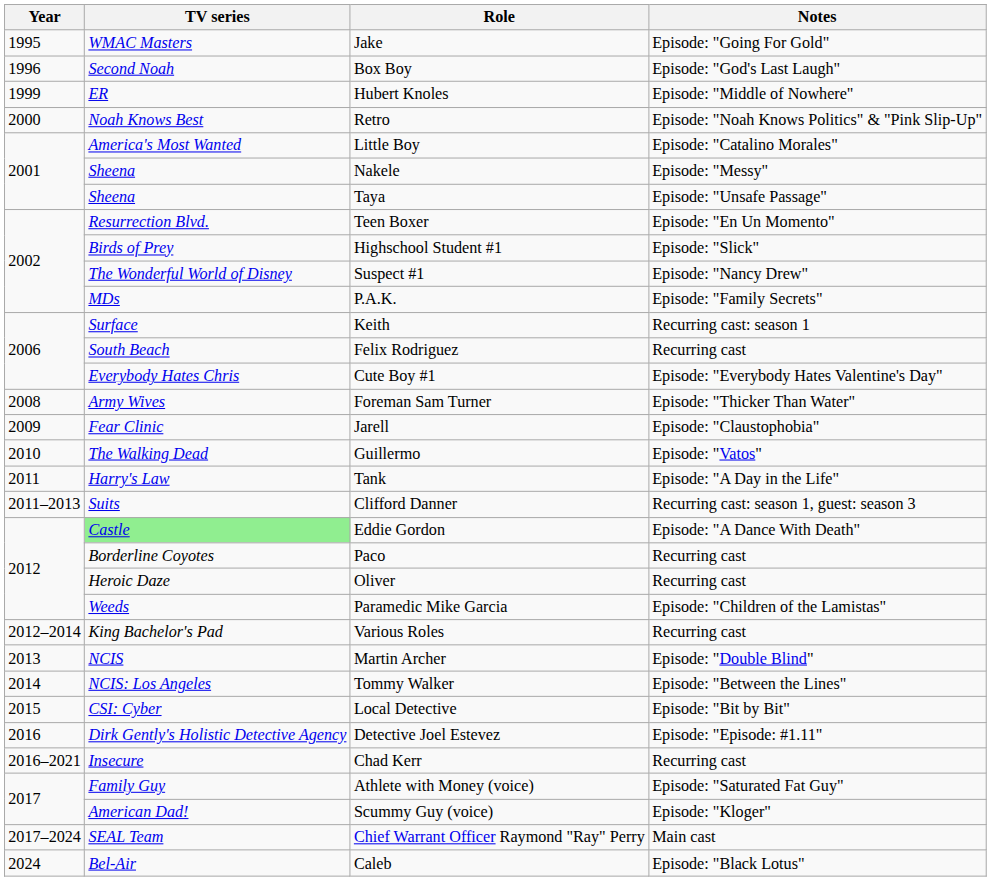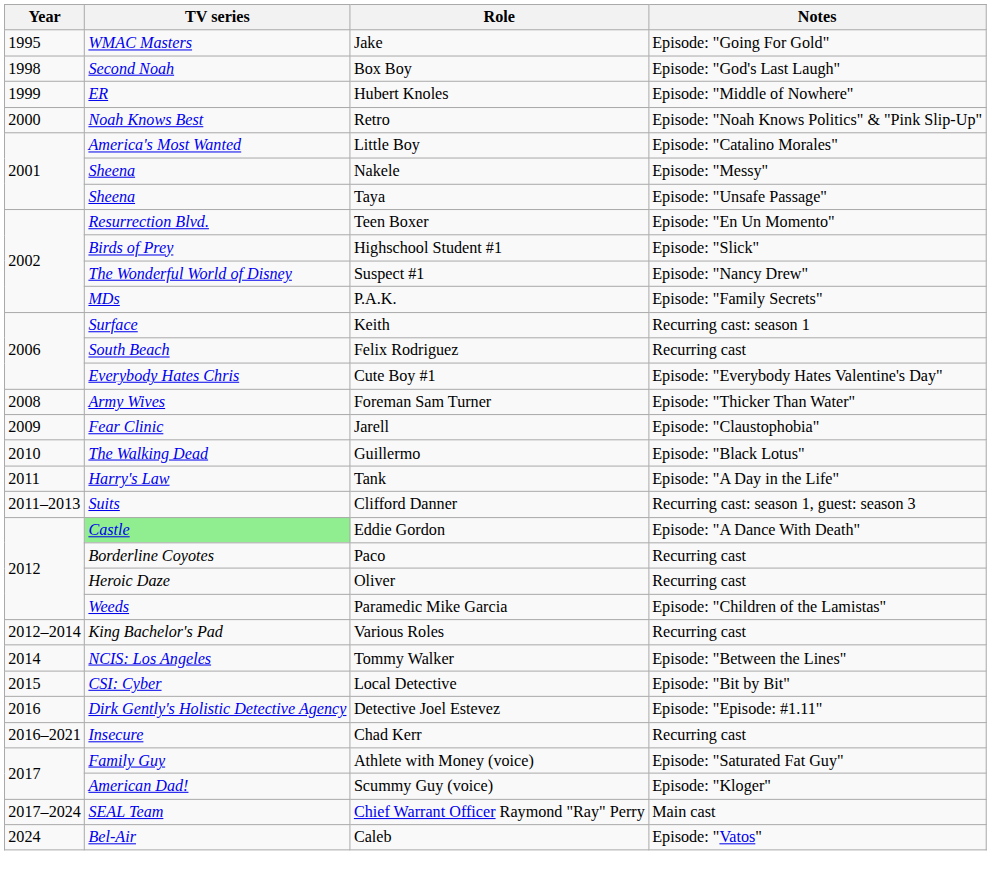(24, 68) 1996 -> (24, 68) 1998
(707, 453) Episode: "Vatos" -> (728, 453) Episode: "Black Lotus"
- row: (400, 658)
(728, 863) Episode: "Black Lotus" -> (707, 837) Episode: "Vatos"
